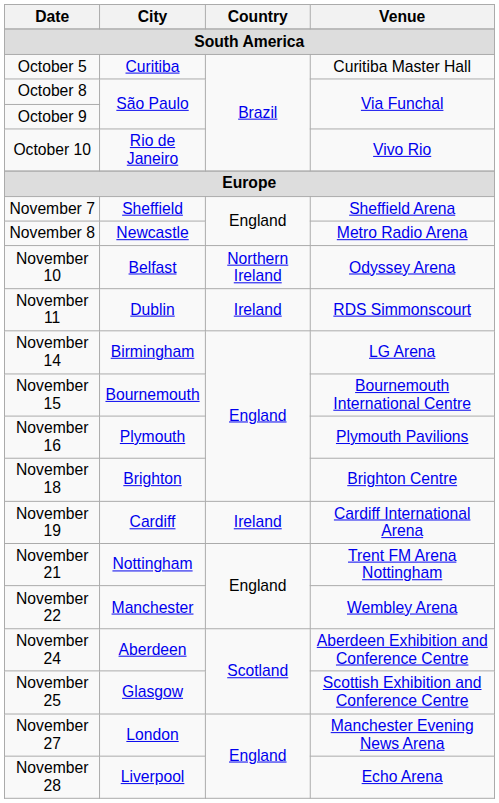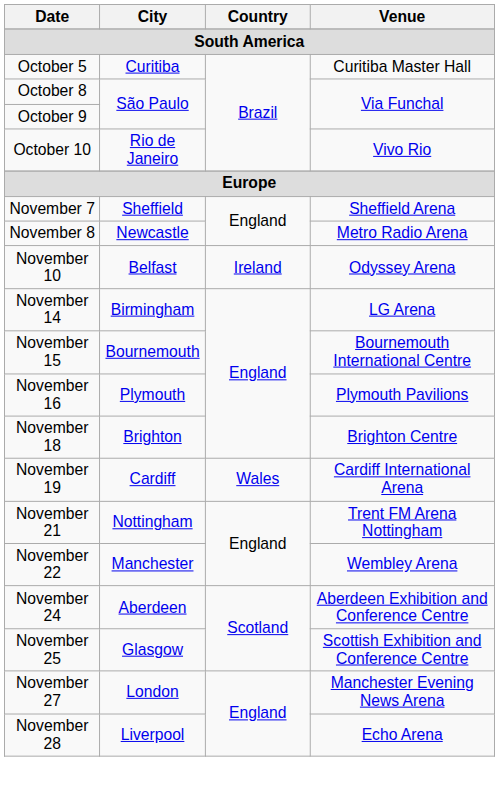(258, 267) Northern Ireland -> (258, 267) Ireland
- row: (52, 309)
(258, 522) Ireland -> (258, 479) Wales
